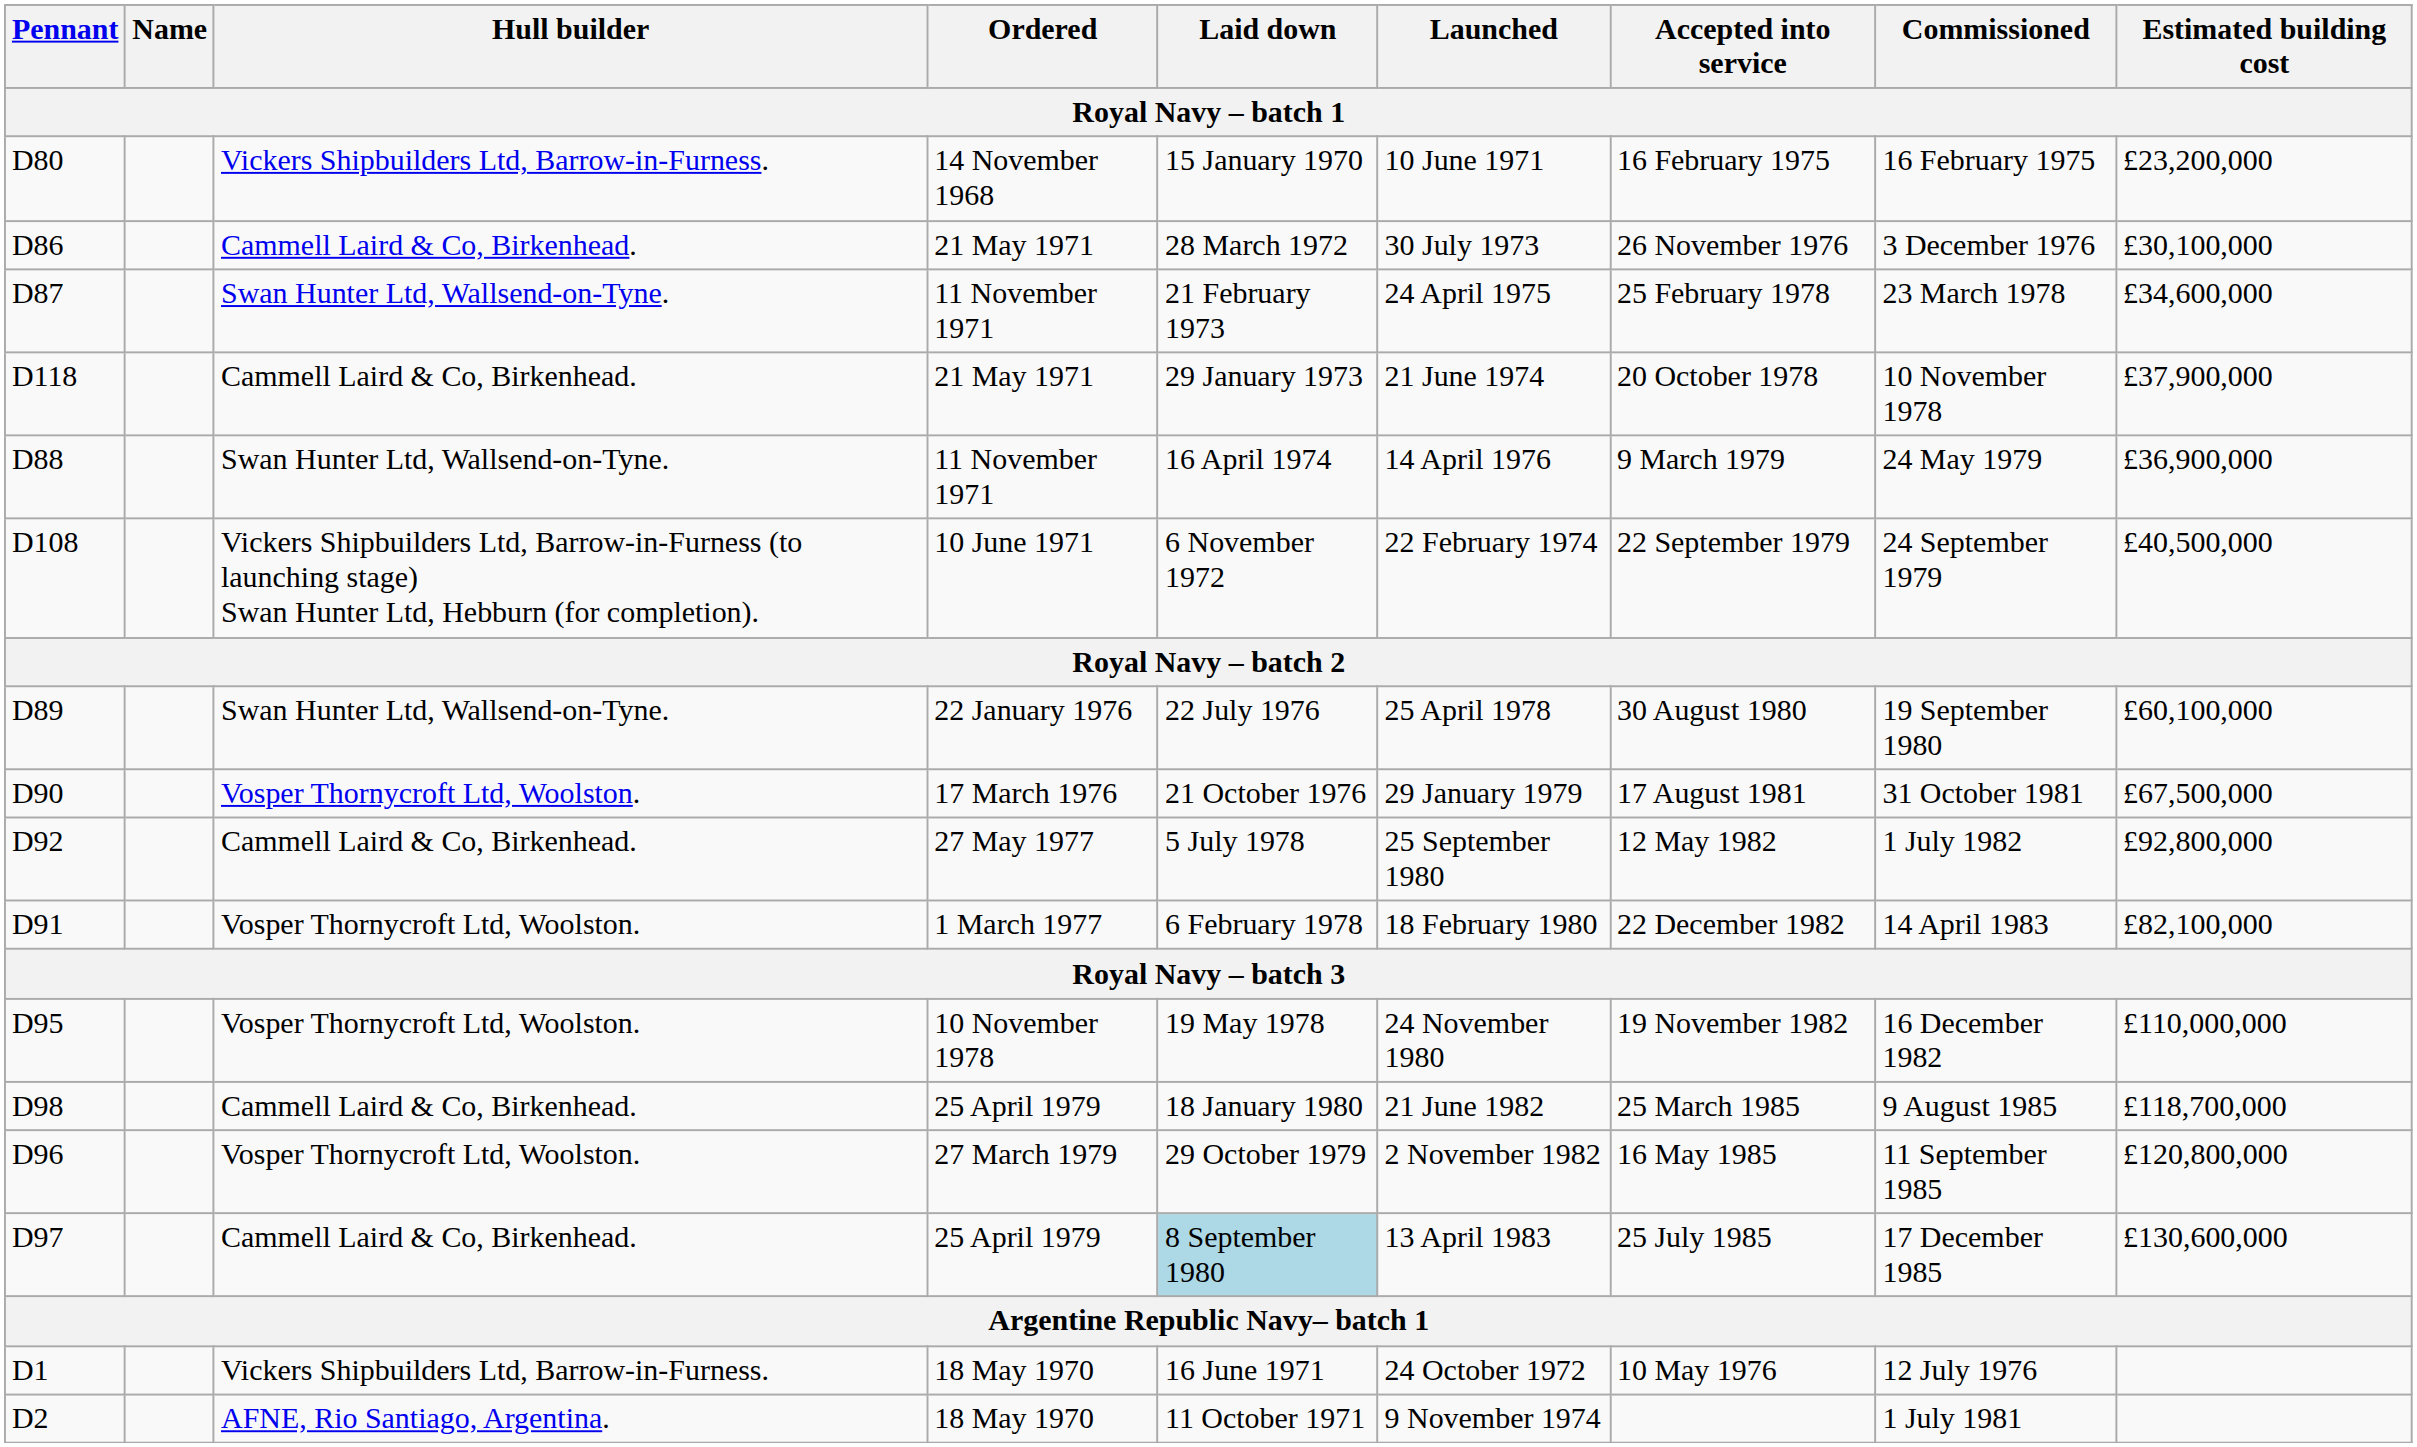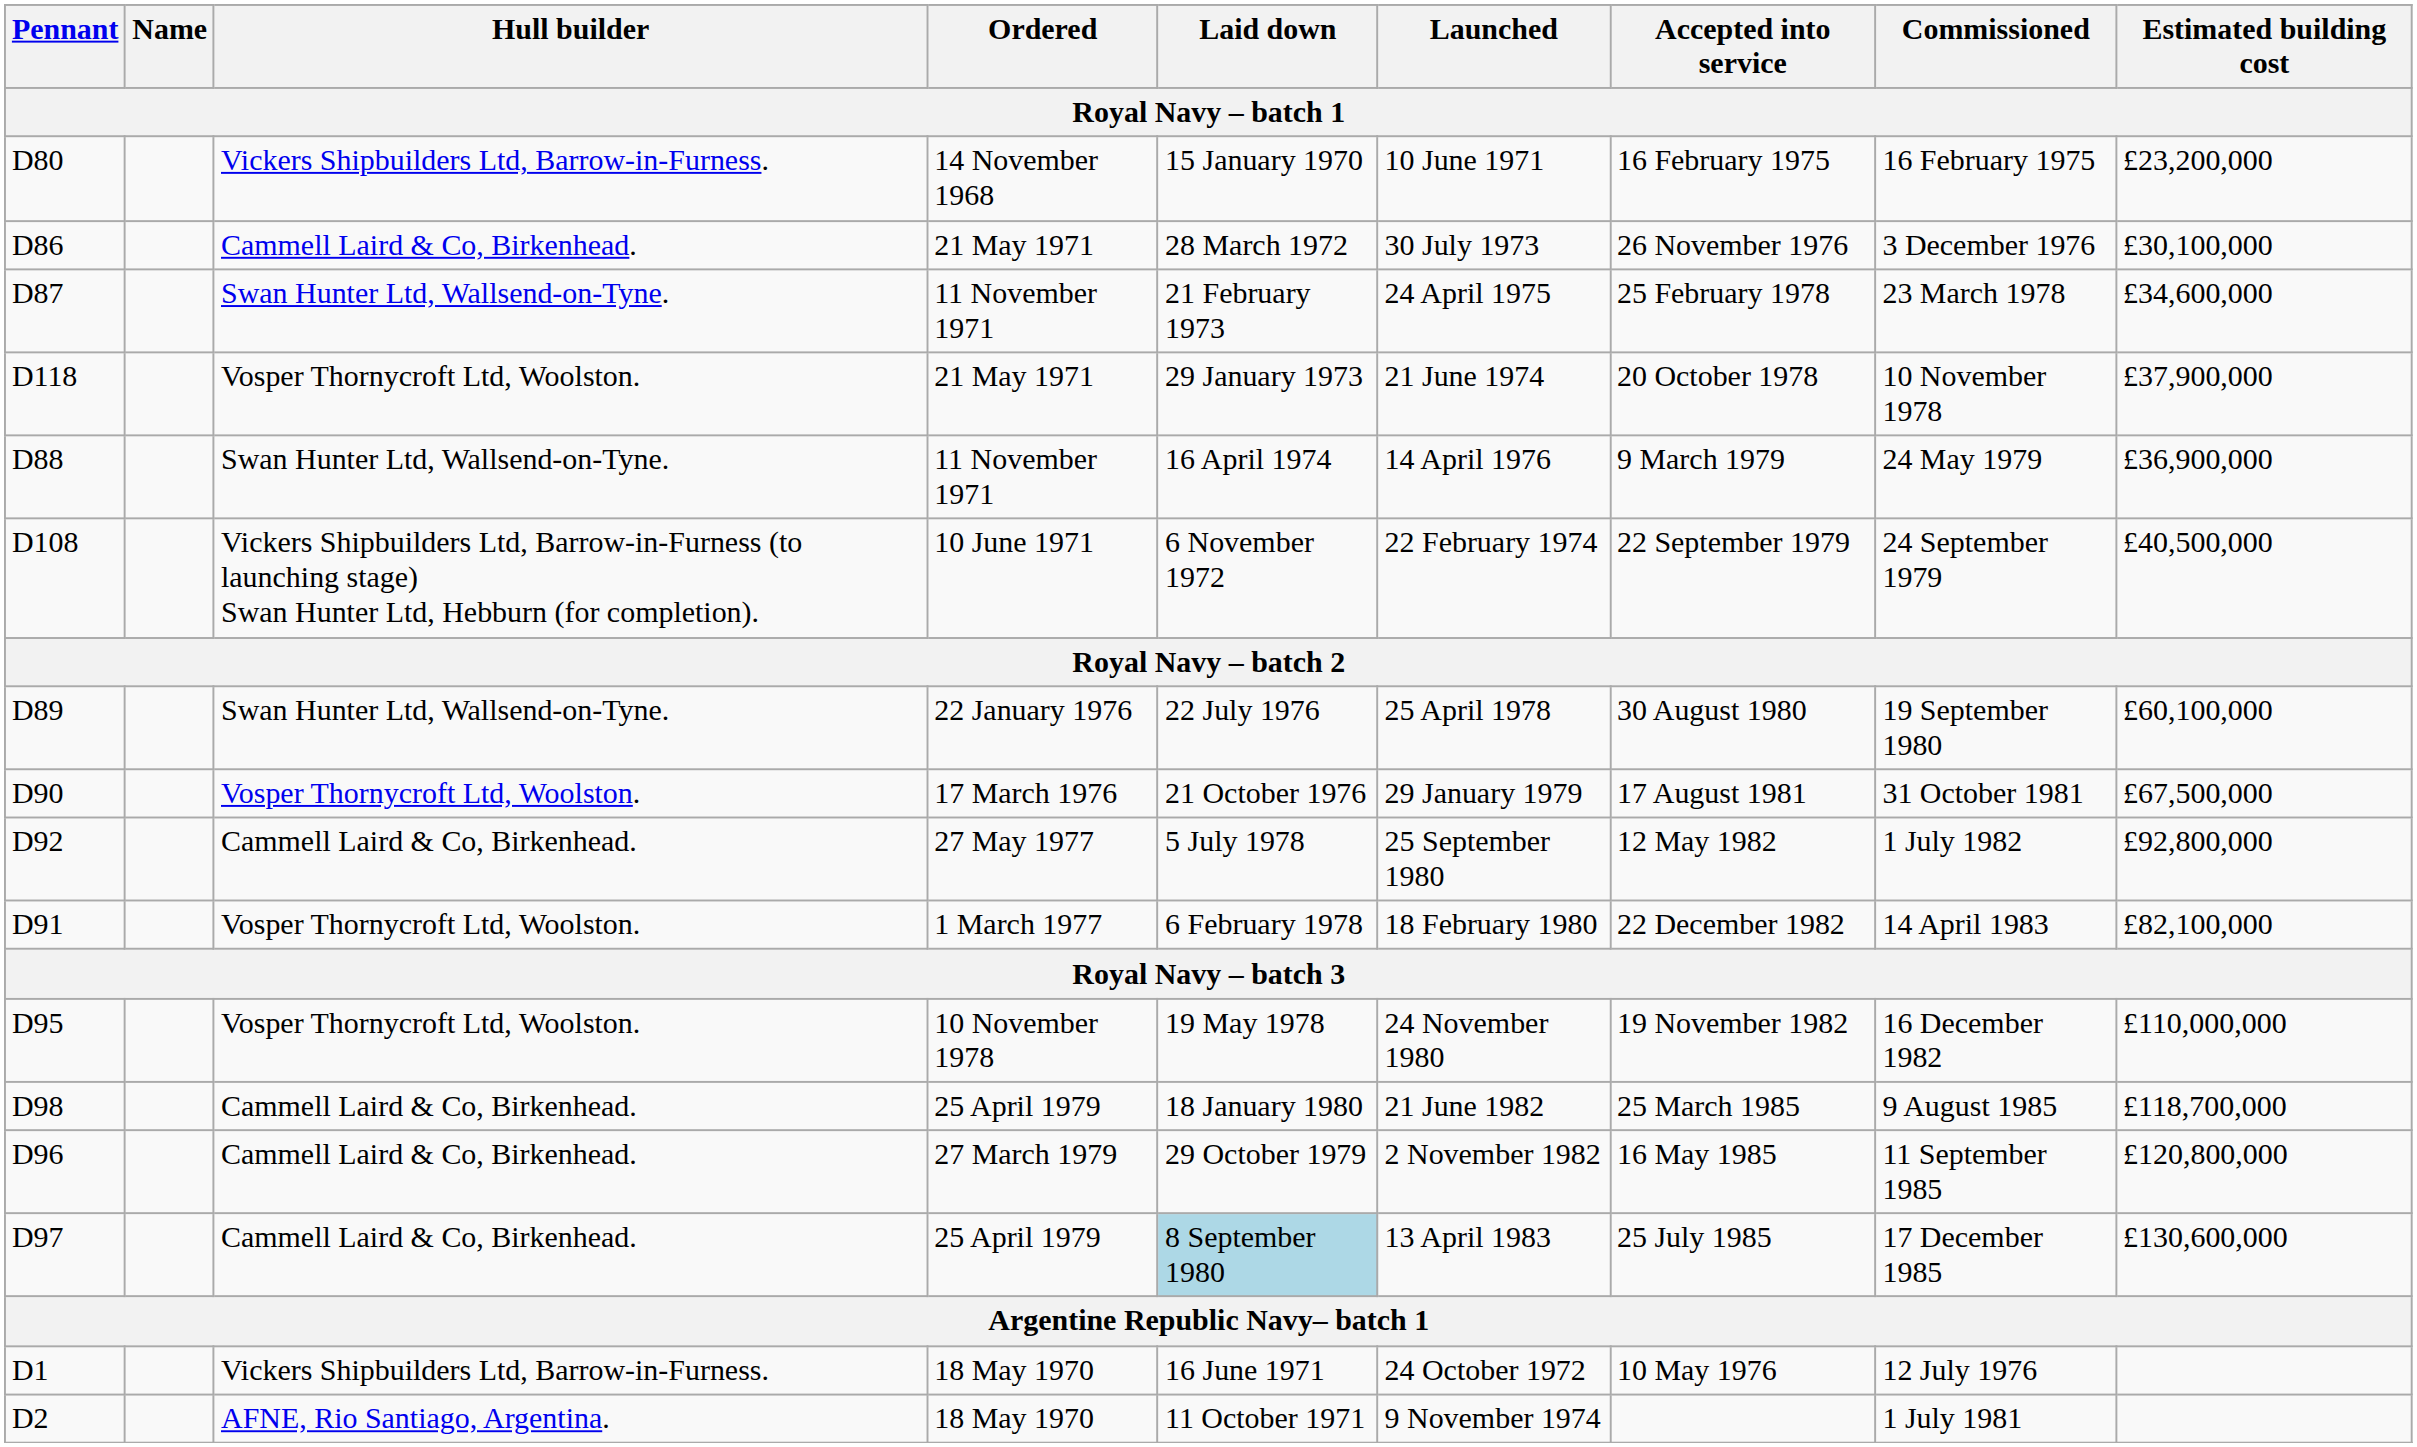(429, 375) Cammell Laird & Co, Birkenhead. -> (431, 375) Vosper Thornycroft Ltd, Woolston.
(431, 1153) Vosper Thornycroft Ltd, Woolston. -> (429, 1153) Cammell Laird & Co, Birkenhead.
